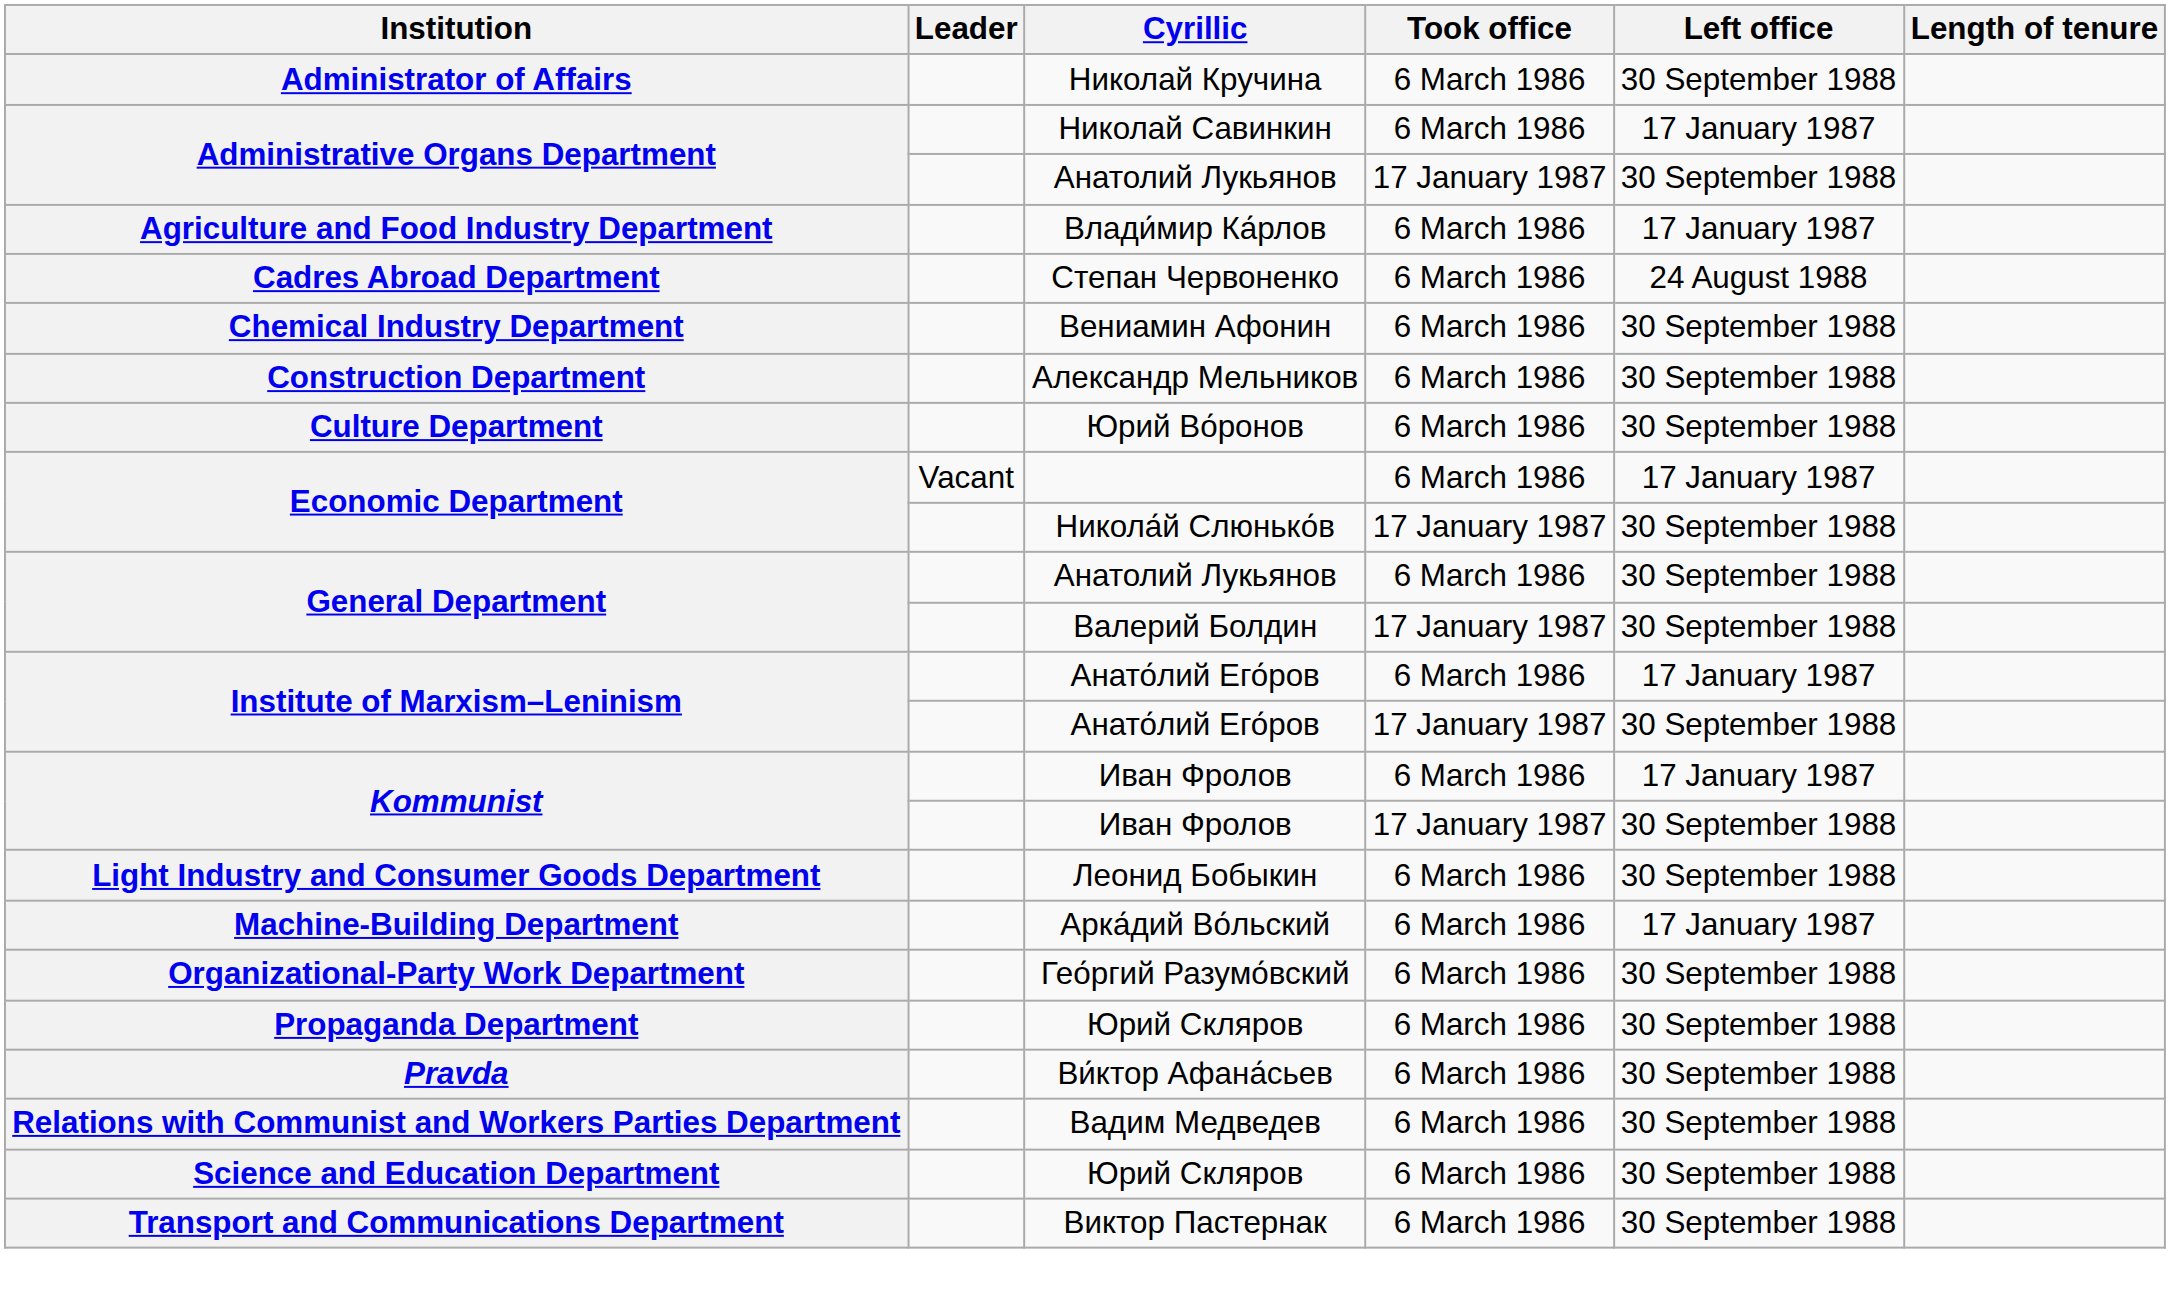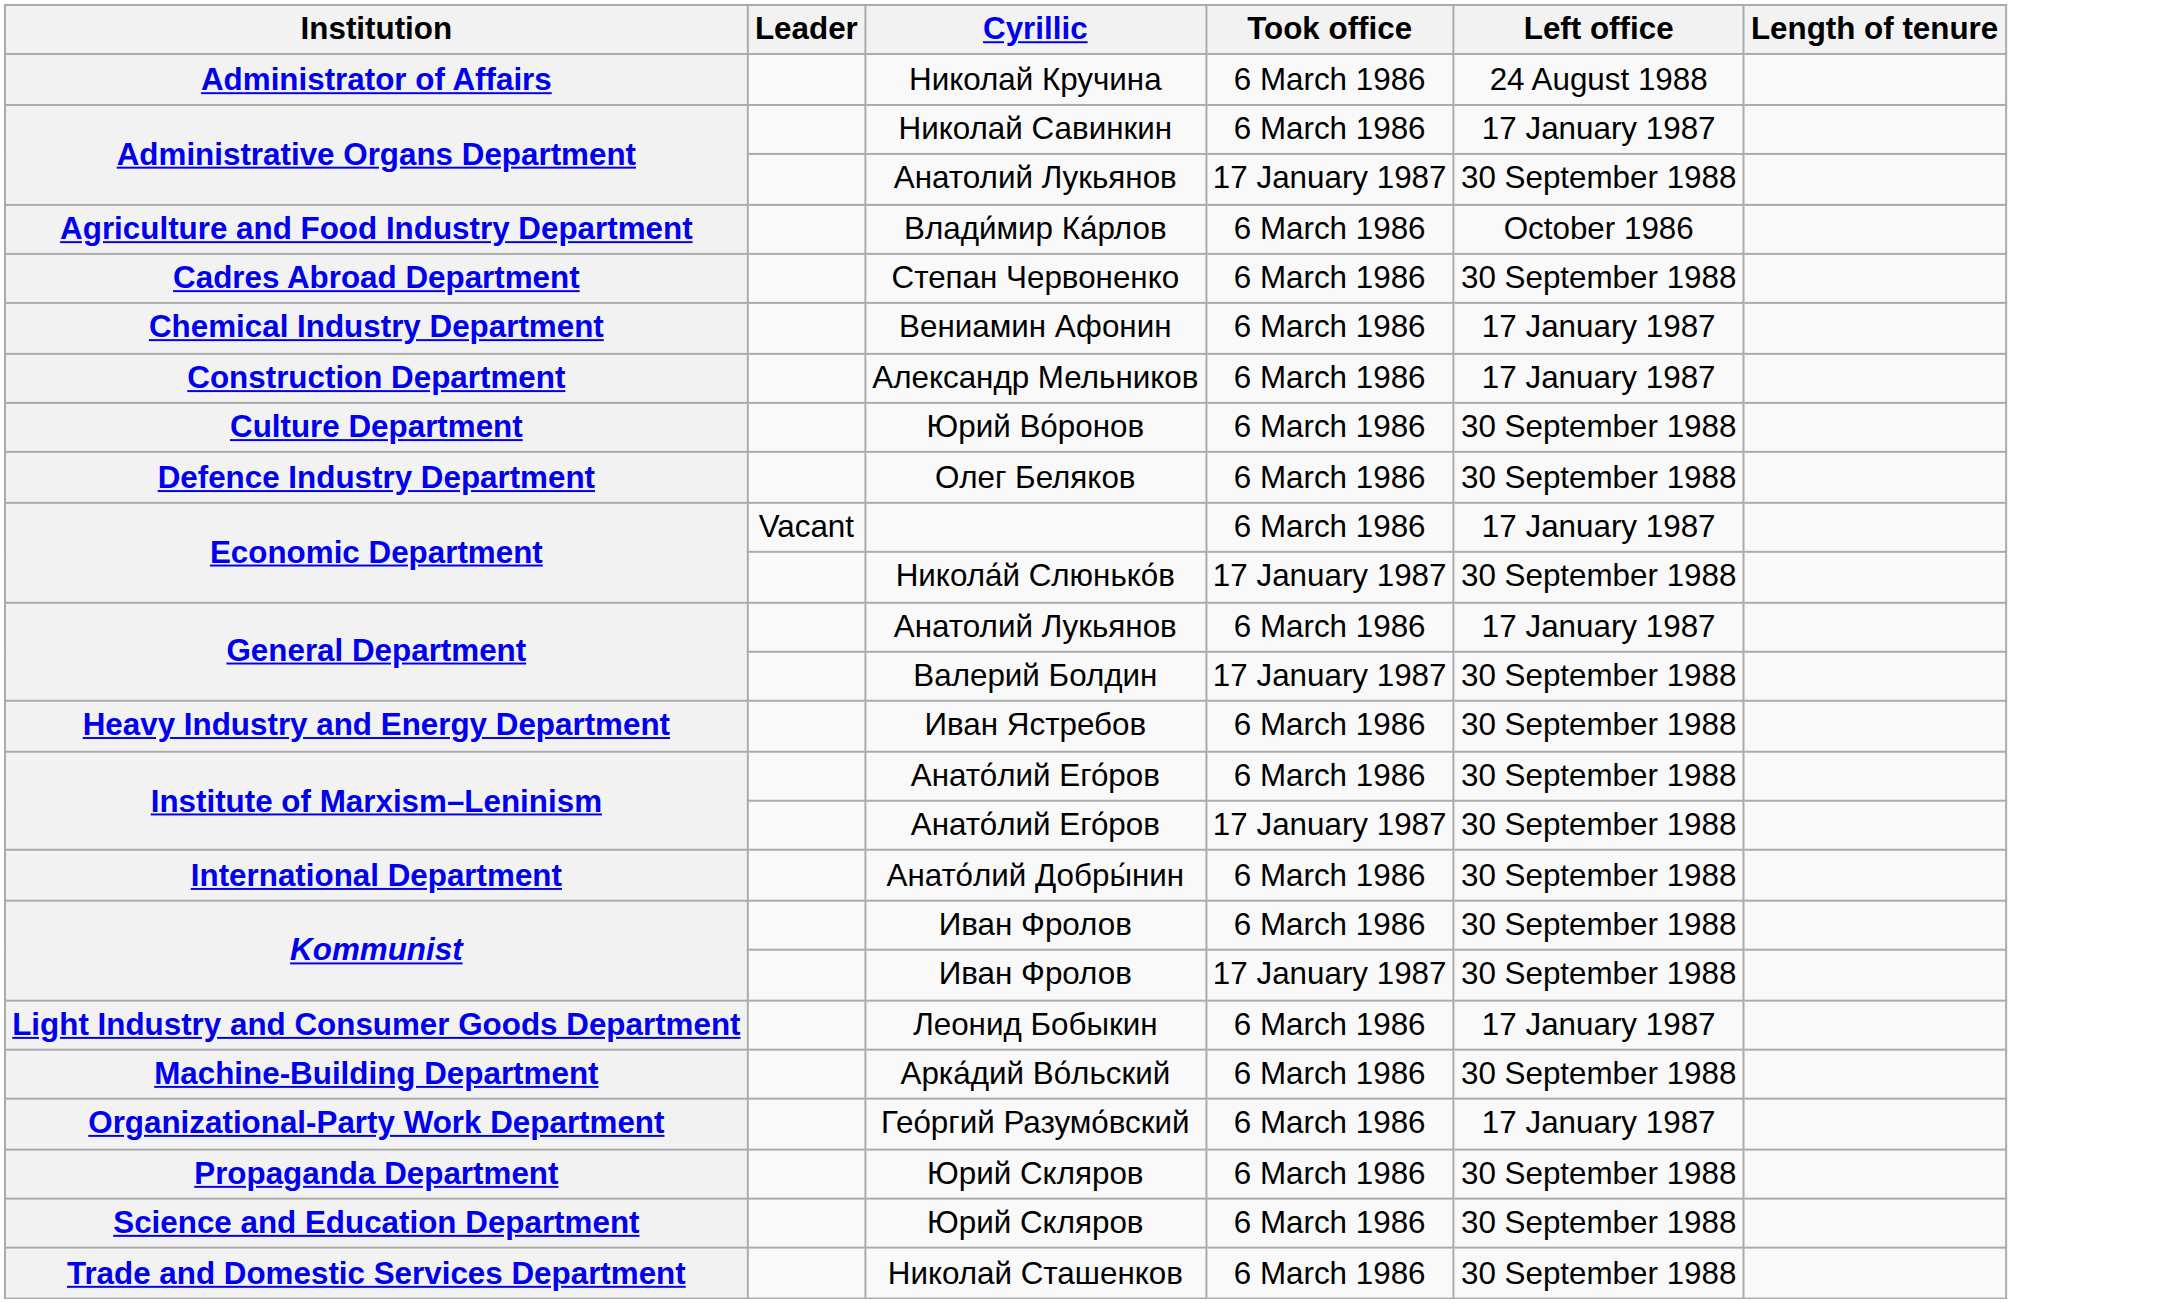(1759, 79) 30 September 1988 -> (1599, 79) 24 August 1988
(1759, 228) 17 January 1987 -> (1599, 228) October 1986
(1759, 278) 24 August 1988 -> (1599, 278) 30 September 1988
(1759, 327) 30 September 1988 -> (1599, 327) 17 January 1987
(1759, 377) 30 September 1988 -> (1599, 377) 17 January 1987
+ row: (1035, 476)
(1759, 576) 30 September 1988 -> (1599, 626) 17 January 1987
+ row: (1035, 725)
(1759, 675) 17 January 1987 -> (1599, 775) 30 September 1988
+ row: (1035, 874)
(1759, 775) 17 January 1987 -> (1599, 924) 30 September 1988
(1759, 874) 30 September 1988 -> (1599, 1024) 17 January 1987
(1759, 924) 17 January 1987 -> (1599, 1073) 30 September 1988
(1759, 974) 30 September 1988 -> (1599, 1123) 17 January 1987
- row: (1195, 1073)
- row: (1195, 1123)
+ row: (1035, 1272)
- row: (1195, 1223)
